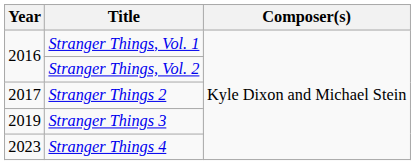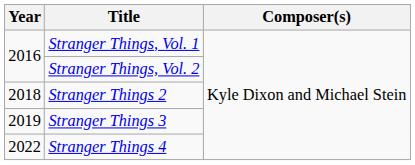(25, 95) 2017 -> (25, 95) 2018
(25, 146) 2023 -> (25, 146) 2022
